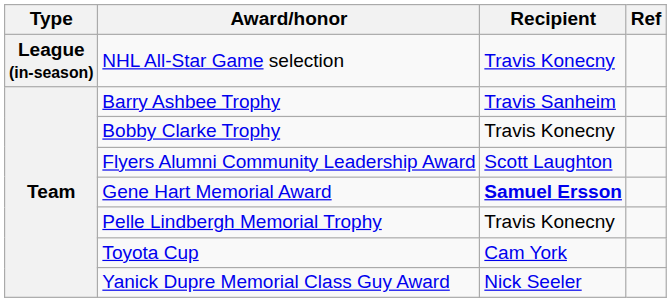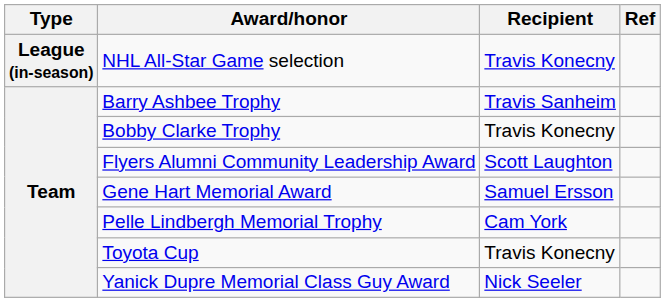(553, 191) bold -> (549, 191) normal
(550, 222) Travis Konecny -> (526, 222) Cam York
(526, 252) Cam York -> (550, 252) Travis Konecny
